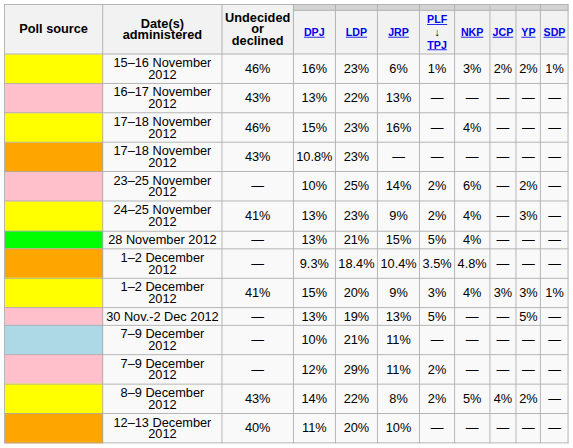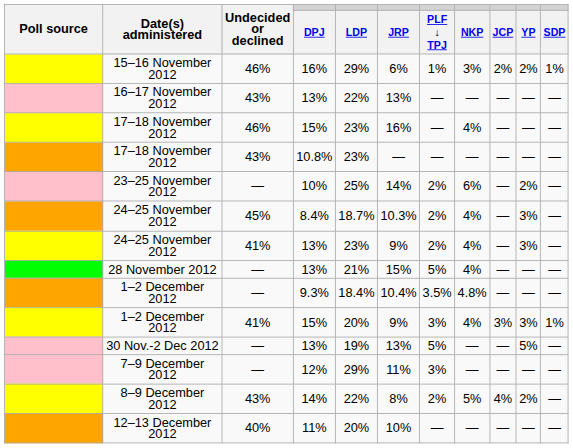(356, 69) 23% -> (356, 69) 29%
+ row: (162, 216)
- row: (162, 340)
(437, 369) 2% -> (437, 369) 3%
